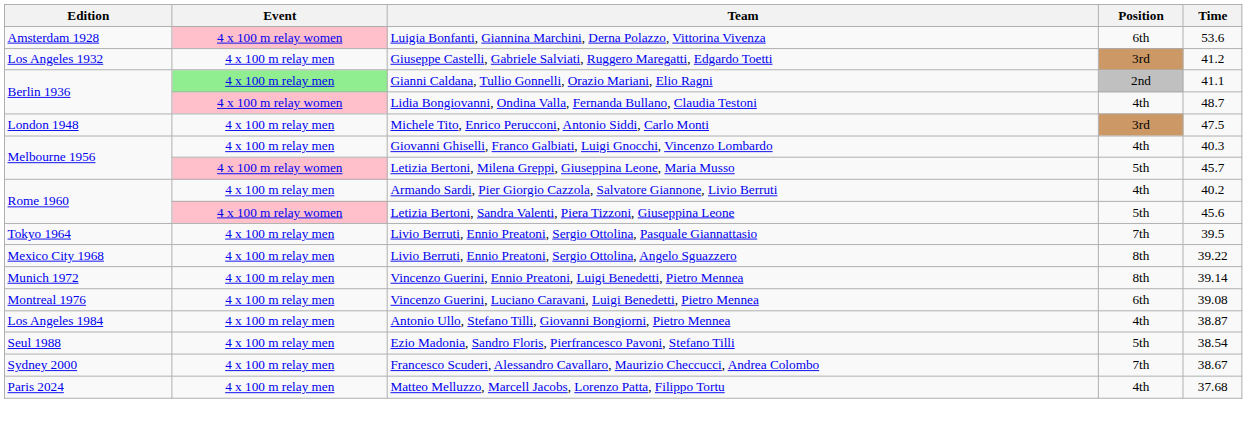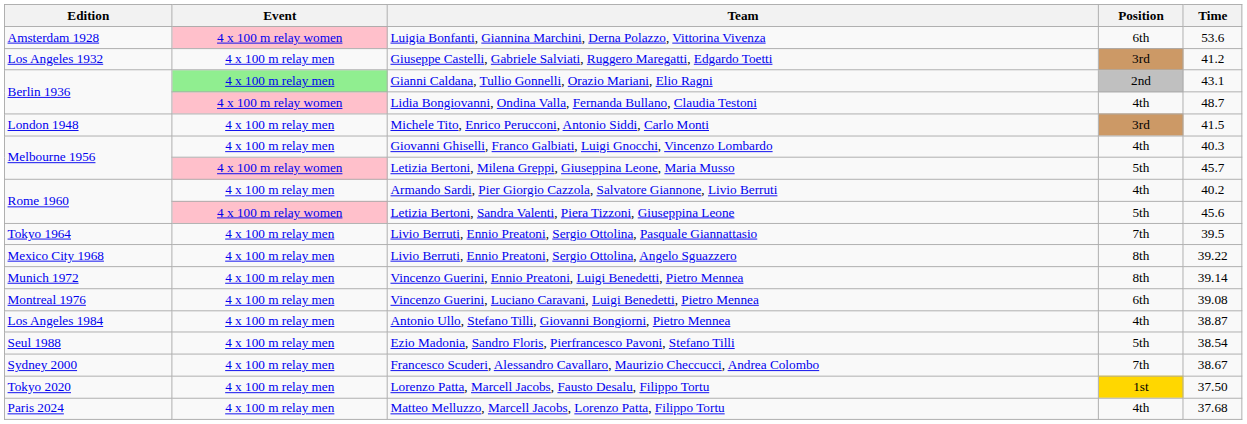(1213, 81) 41.1 -> (1213, 81) 43.1
(1213, 125) 47.5 -> (1213, 125) 41.5
+ row: (550, 387)
